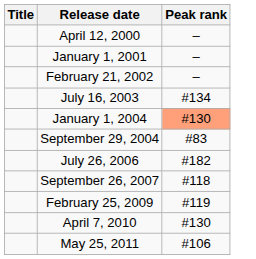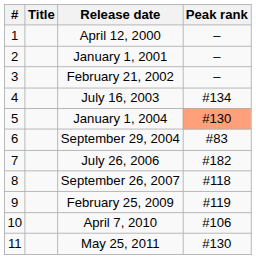+ column: (15, 14)
(196, 222) #130 -> (217, 222) #106
(196, 243) #106 -> (217, 243) #130
